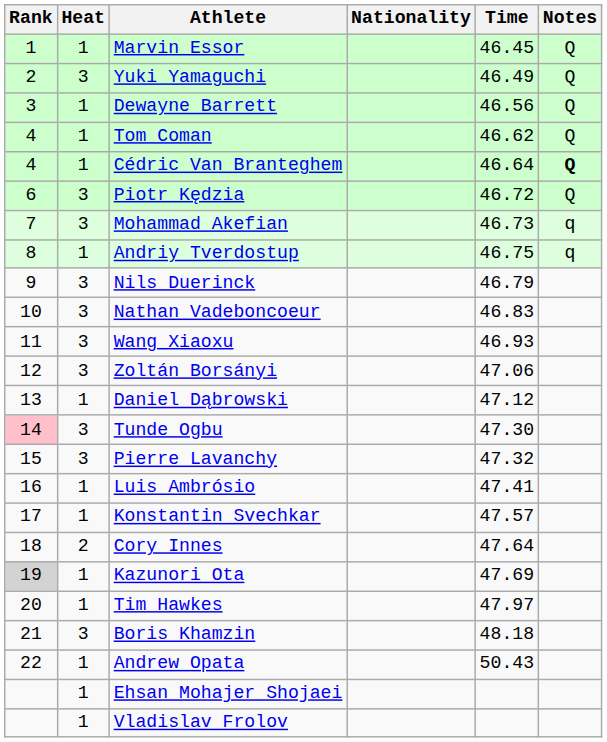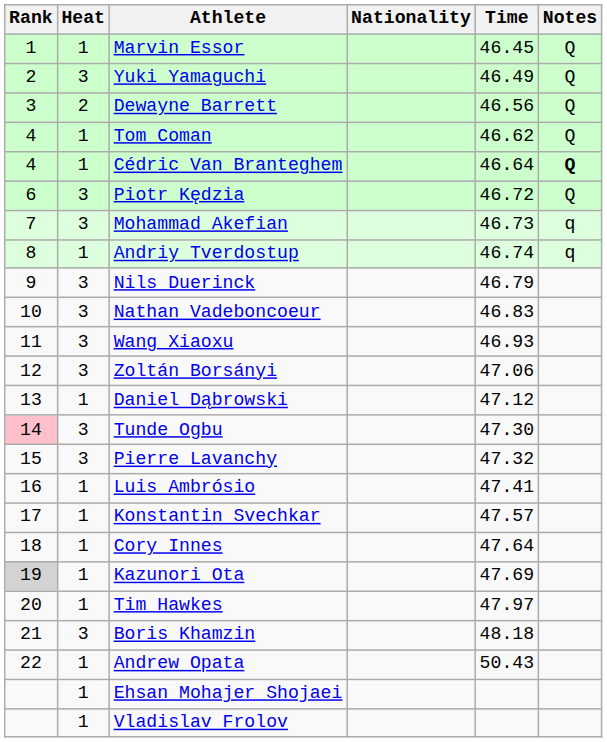(83, 108) 1 -> (83, 108) 2
(507, 254) 46.75 -> (507, 254) 46.74
(83, 547) 2 -> (83, 547) 1
